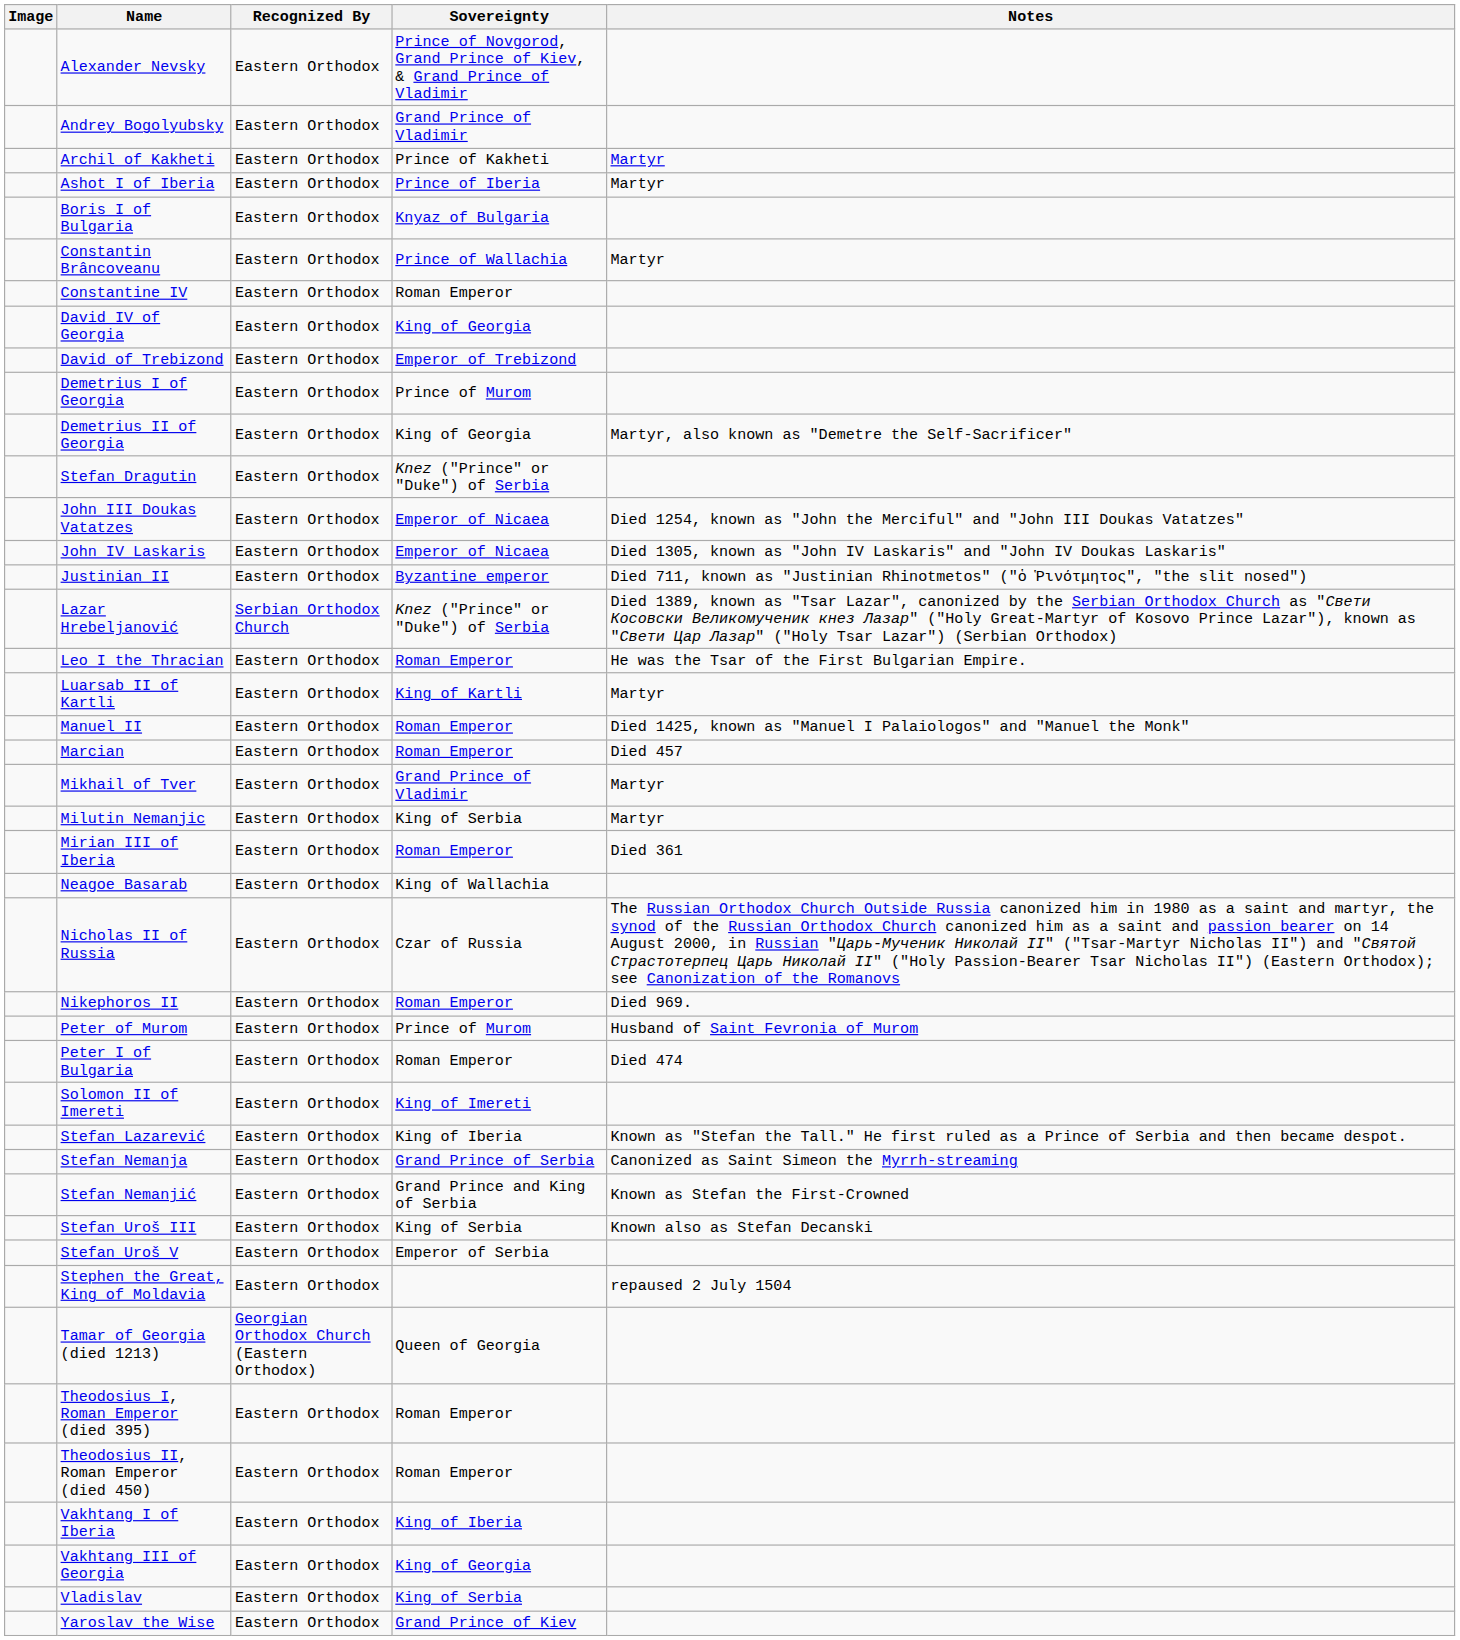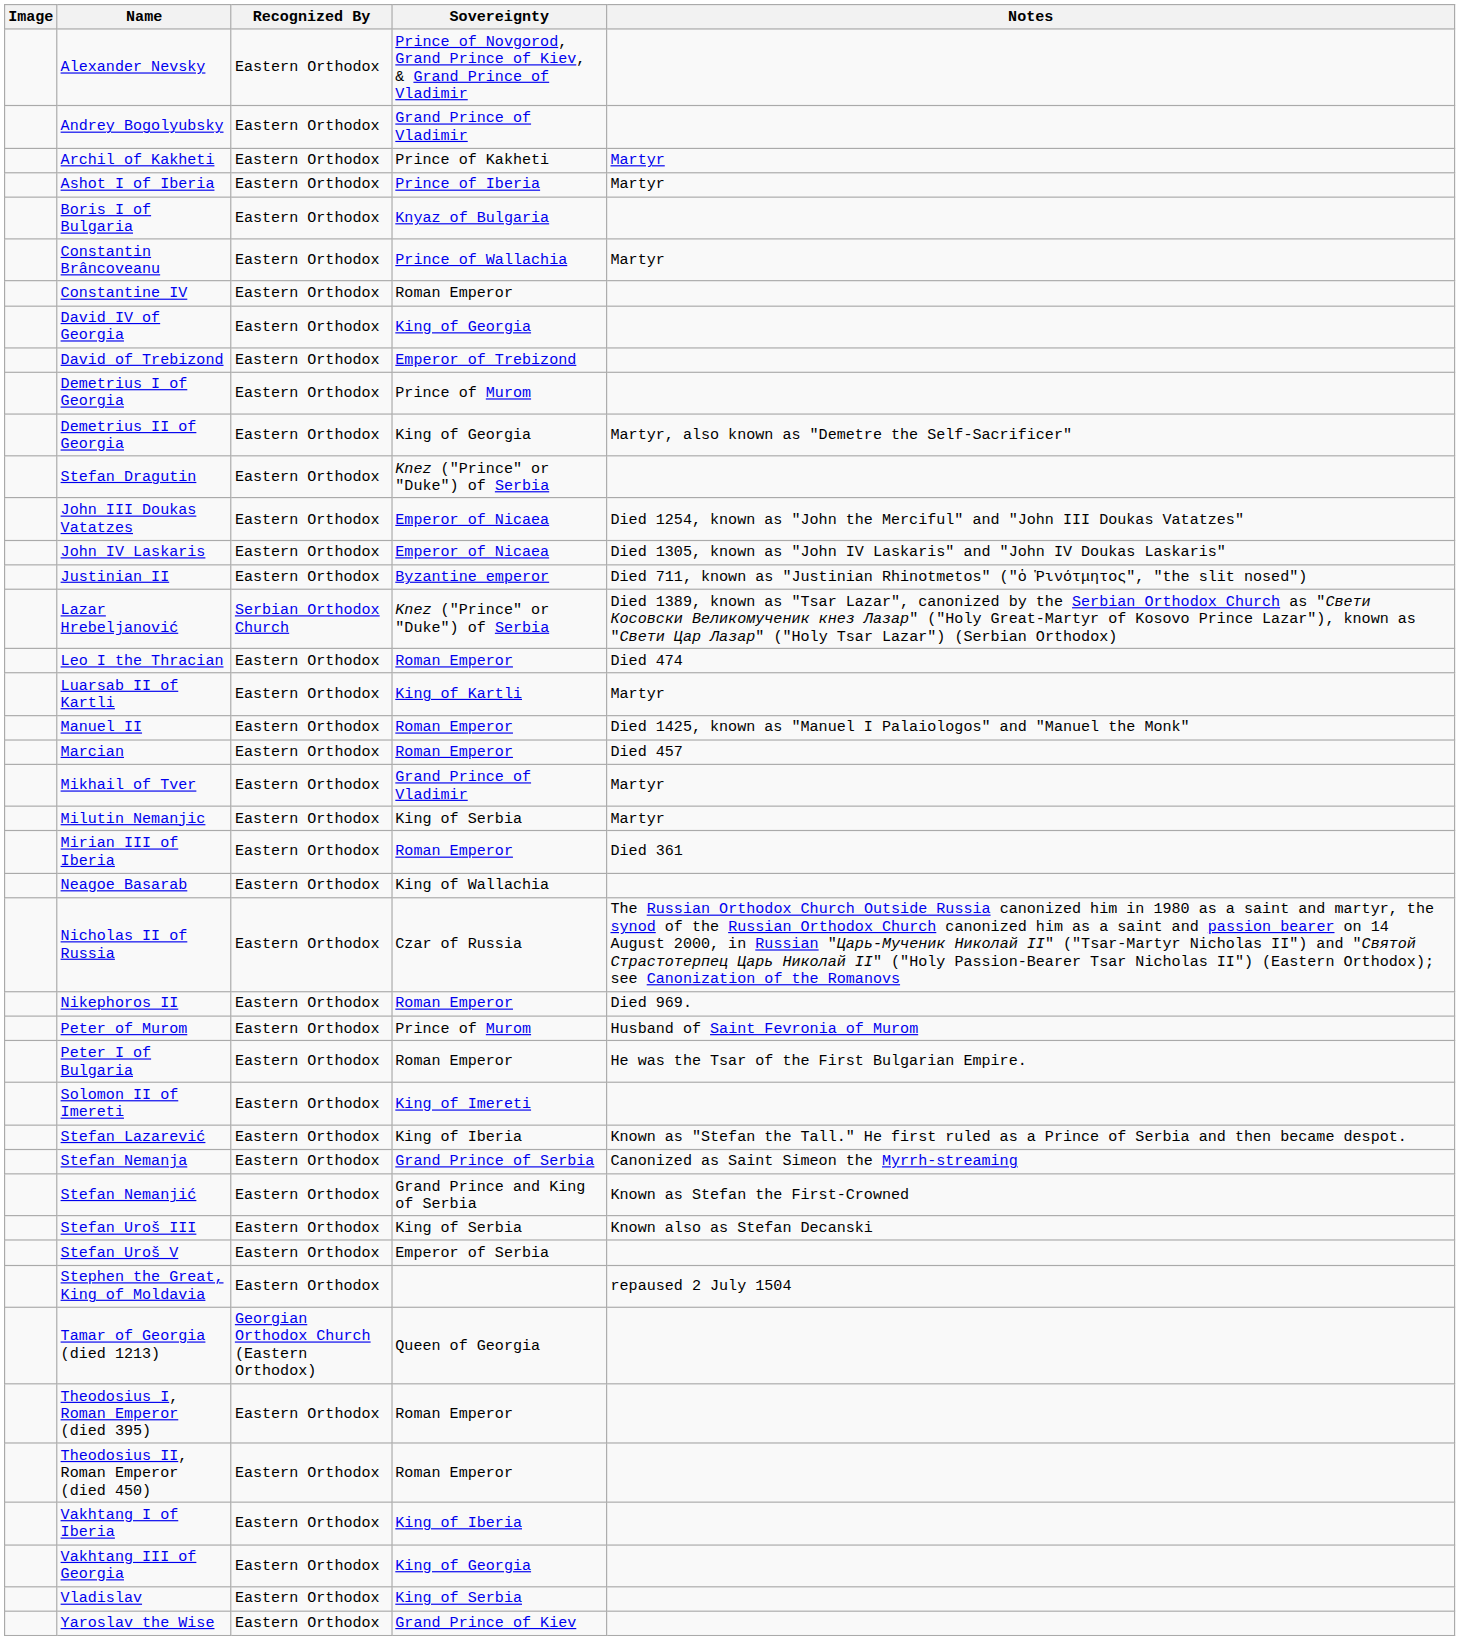(819, 661) He was the Tsar of the First Bulgarian Empire. -> (647, 661) Died 474
(647, 1062) Died 474 -> (819, 1062) He was the Tsar of the First Bulgarian Empire.
